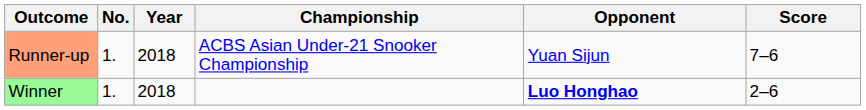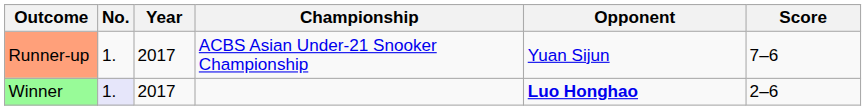(156, 54) 2018 -> (156, 54) 2017
(109, 91) no background -> (109, 91) lavender background
(156, 91) 2018 -> (156, 91) 2017
